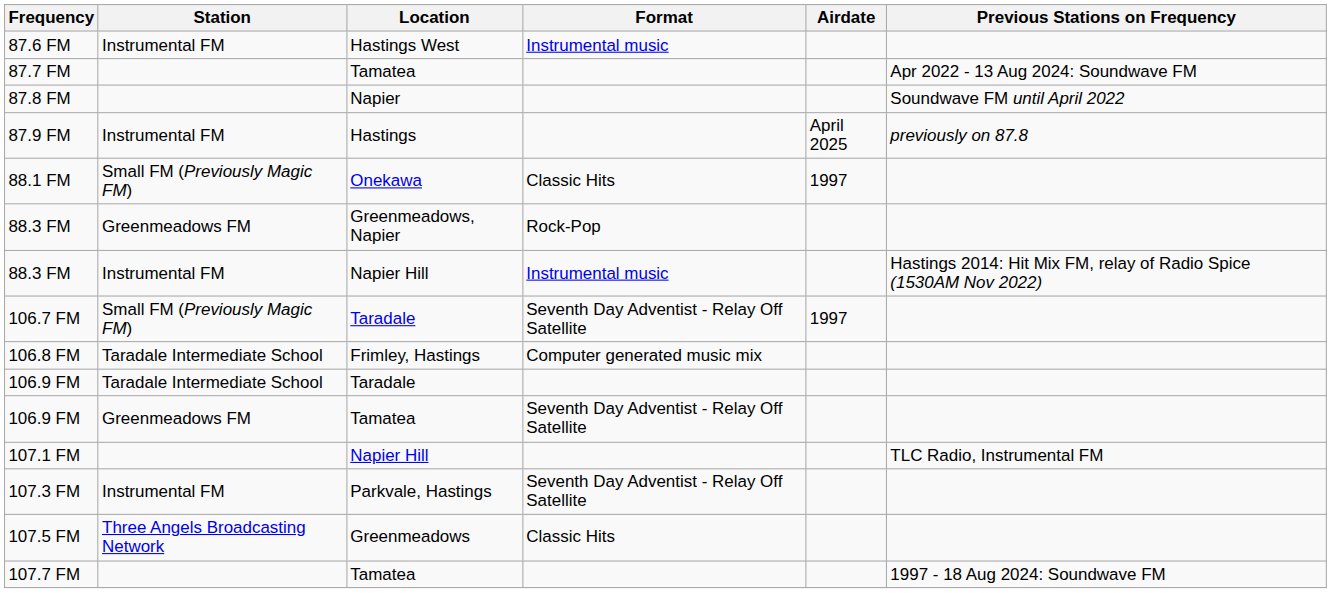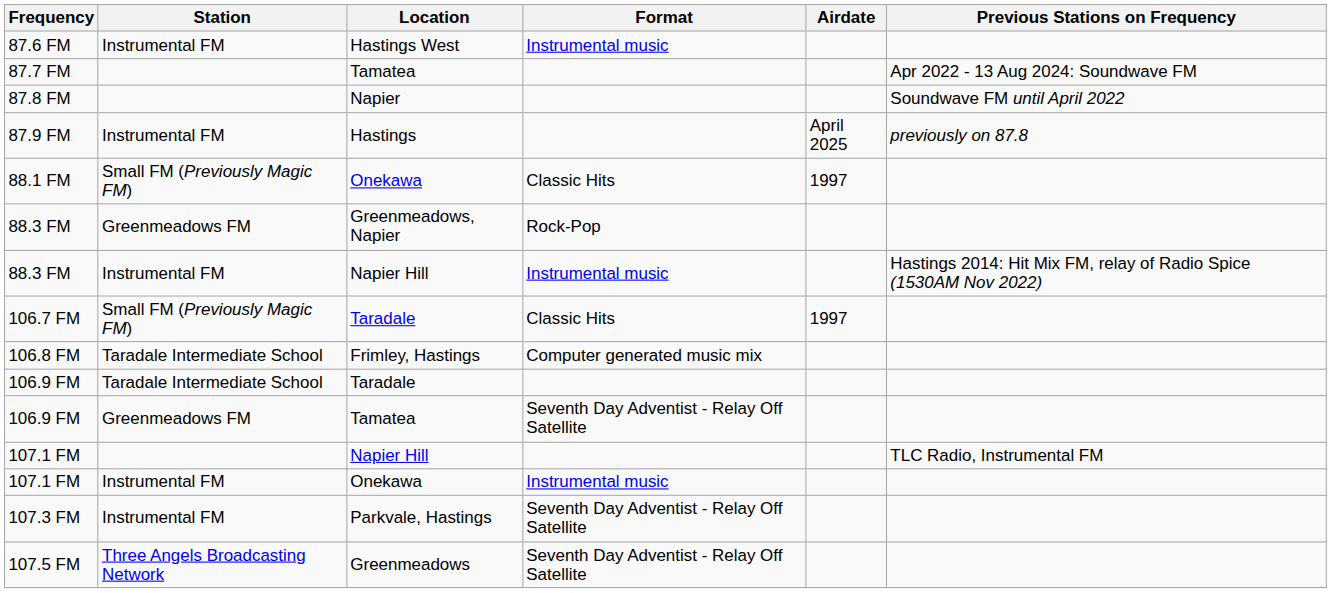(654, 318) Seventh Day Adventist - Relay Off Satellite -> (571, 318) Classic Hits
+ row: (44, 482)
(571, 537) Classic Hits -> (654, 564) Seventh Day Adventist - Relay Off Satellite
- row: (44, 574)
